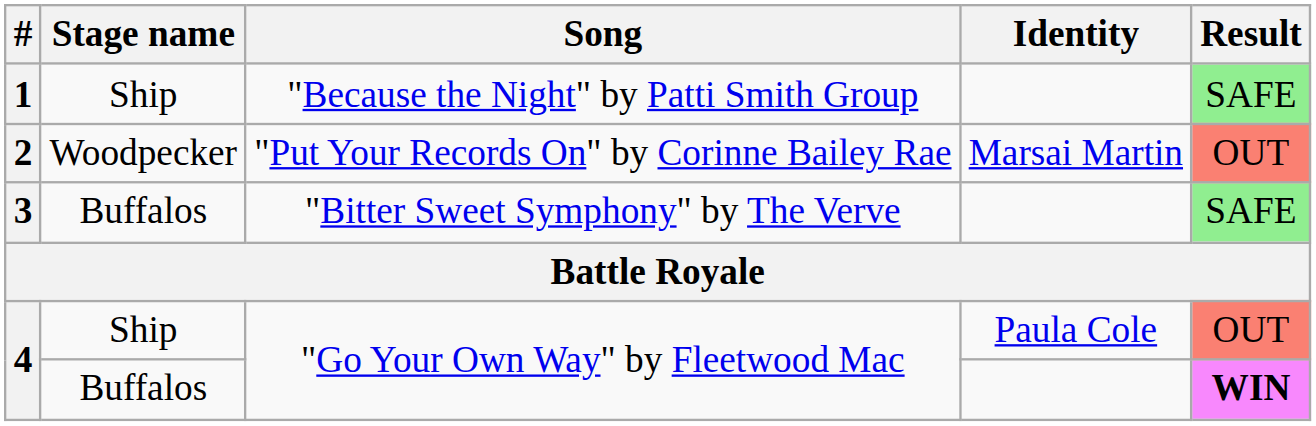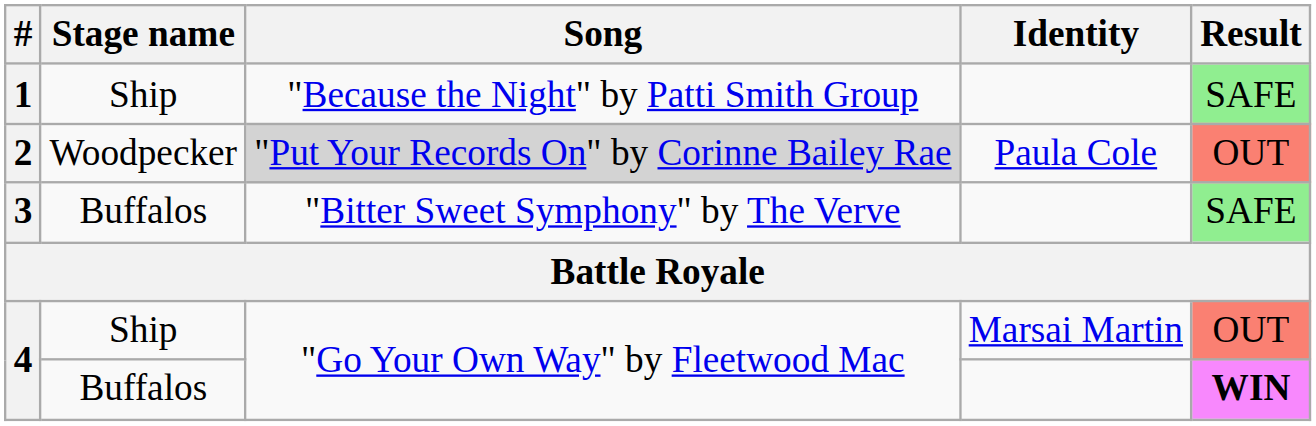(603, 152) no background -> (603, 152) lightgrey background
(1076, 152) Marsai Martin -> (1076, 152) Paula Cole
(1076, 329) Paula Cole -> (1076, 329) Marsai Martin
